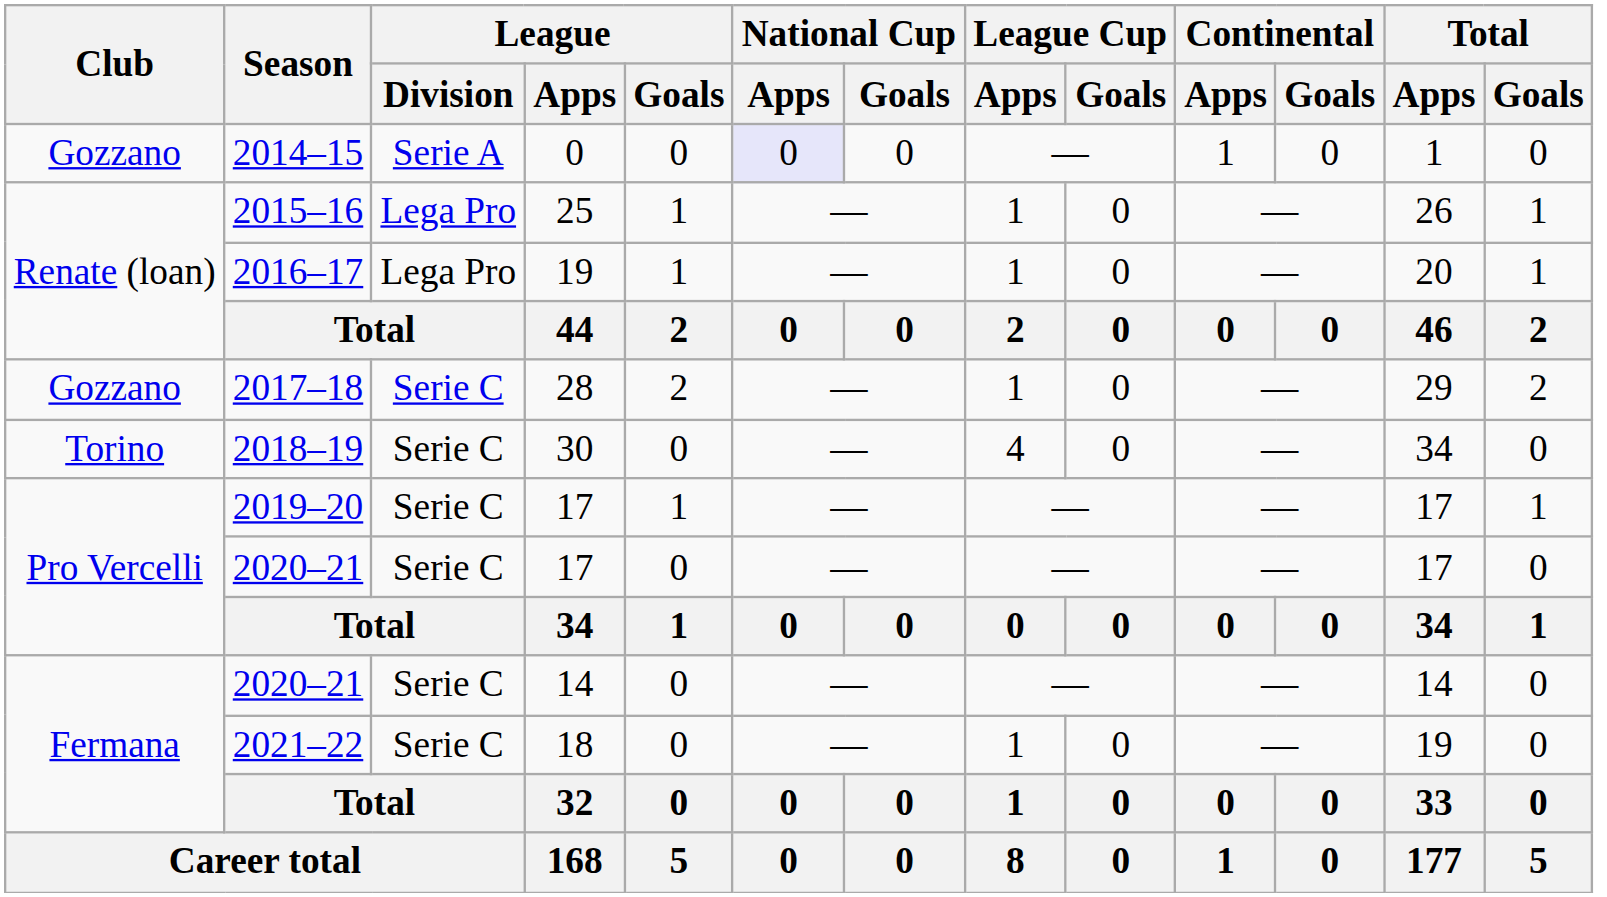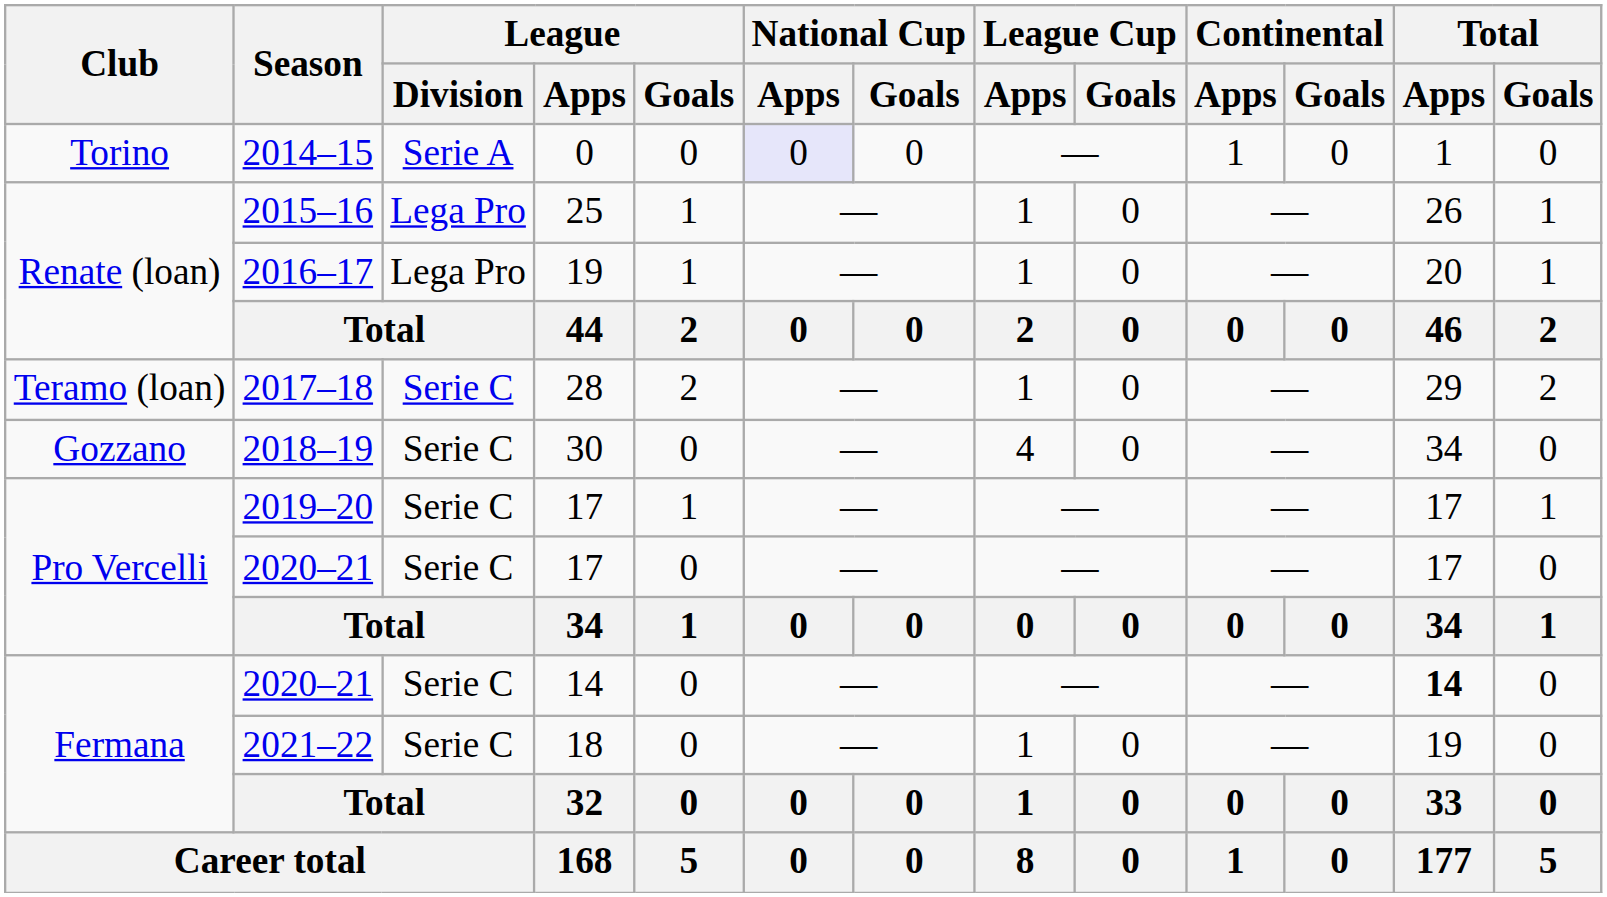(115, 152) Gozzano -> (120, 152) Torino
(115, 388) Gozzano -> (120, 388) Teramo (loan)
(115, 447) Torino -> (120, 447) Gozzano
(1434, 684) normal -> (1444, 684) bold
